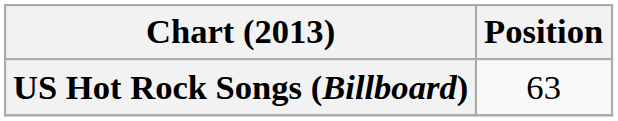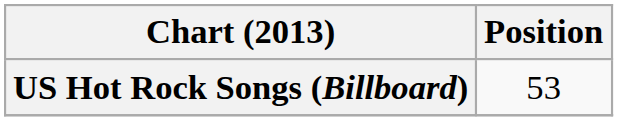(544, 86) 63 -> (544, 86) 53
